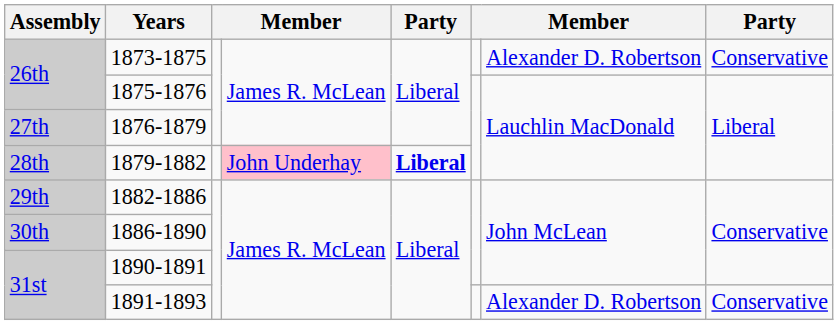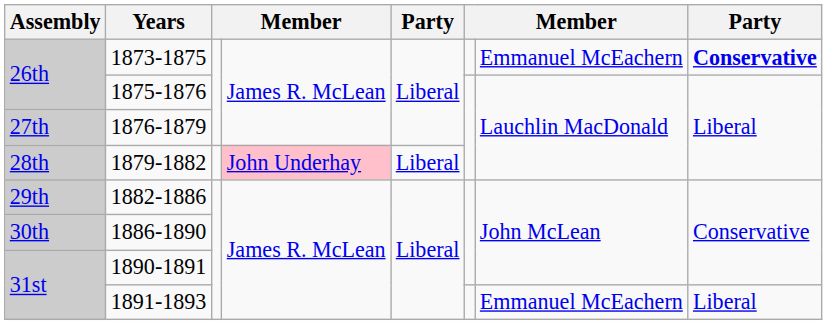(594, 57) Alexander D. Robertson -> (581, 57) Emmanuel McEachern
(770, 57) normal -> (755, 57) bold
(431, 162) bold -> (428, 162) normal
(594, 302) Alexander D. Robertson -> (581, 302) Emmanuel McEachern
(770, 302) Conservative -> (725, 302) Liberal
